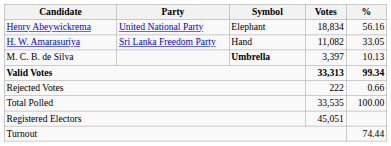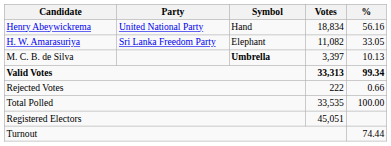(248, 27) Elephant -> (242, 27) Hand
(242, 42) Hand -> (248, 42) Elephant
